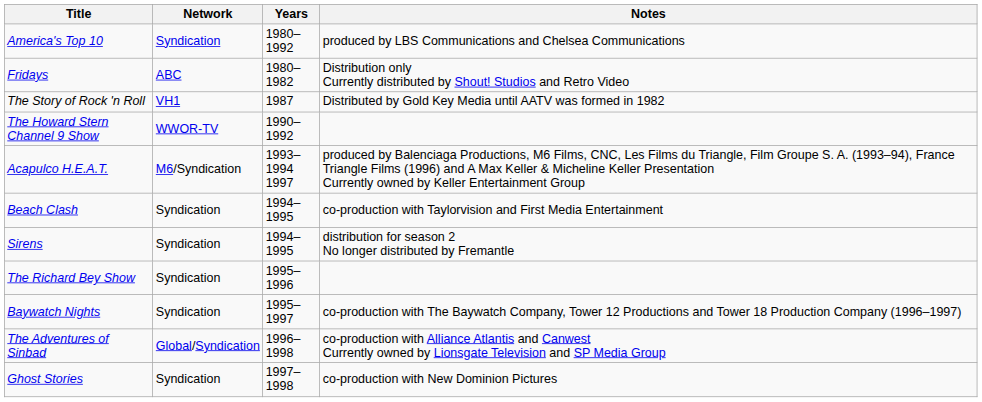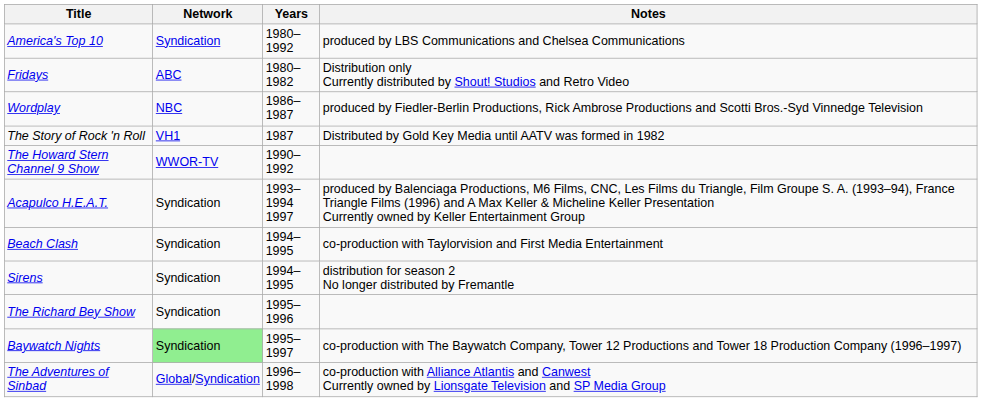+ row: (34, 108)
(198, 169) M6/Syndication -> (188, 203) Syndication
(188, 311) no background -> (188, 345) lightgreen background
- row: (45, 379)
